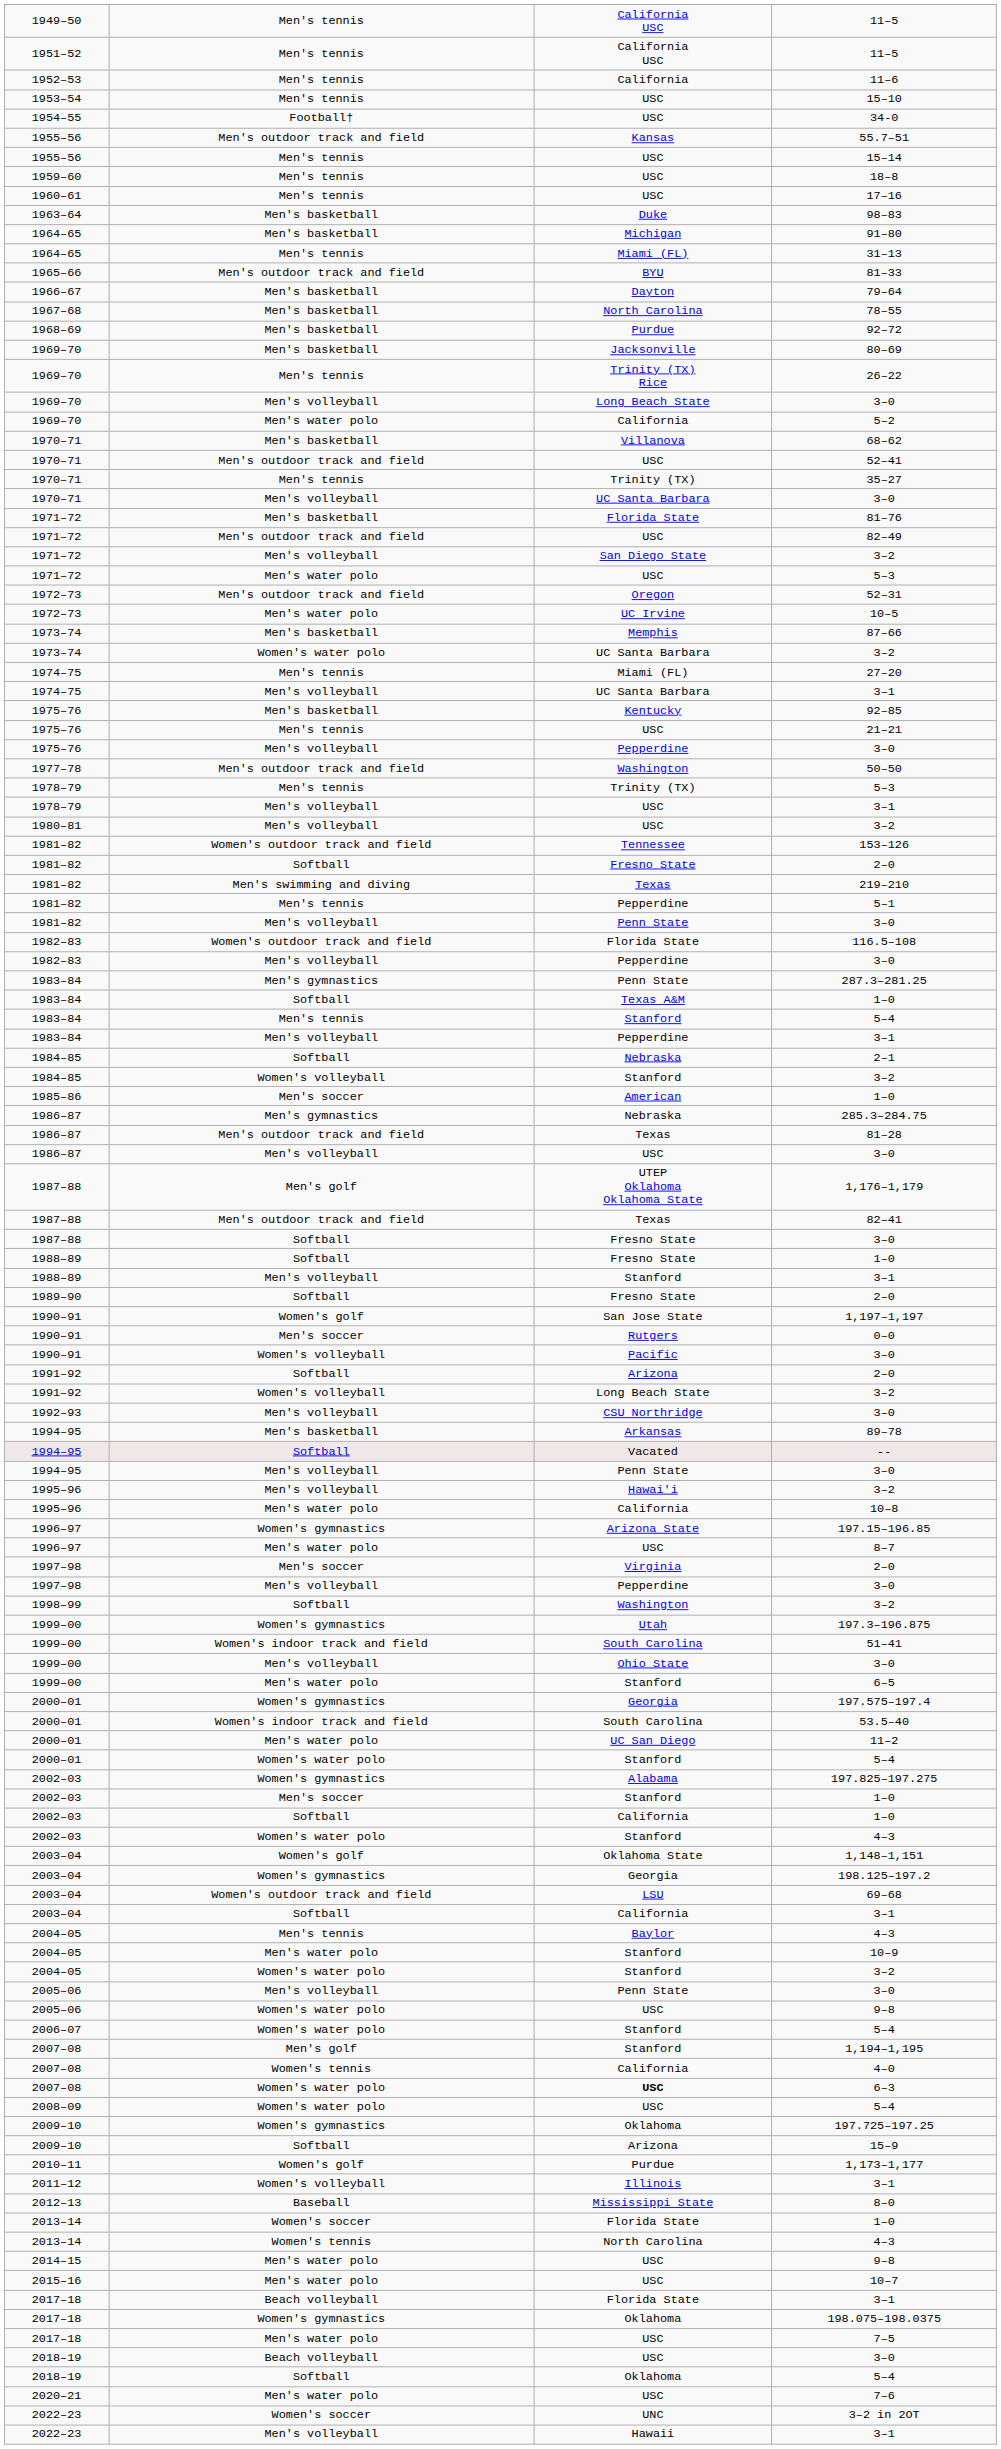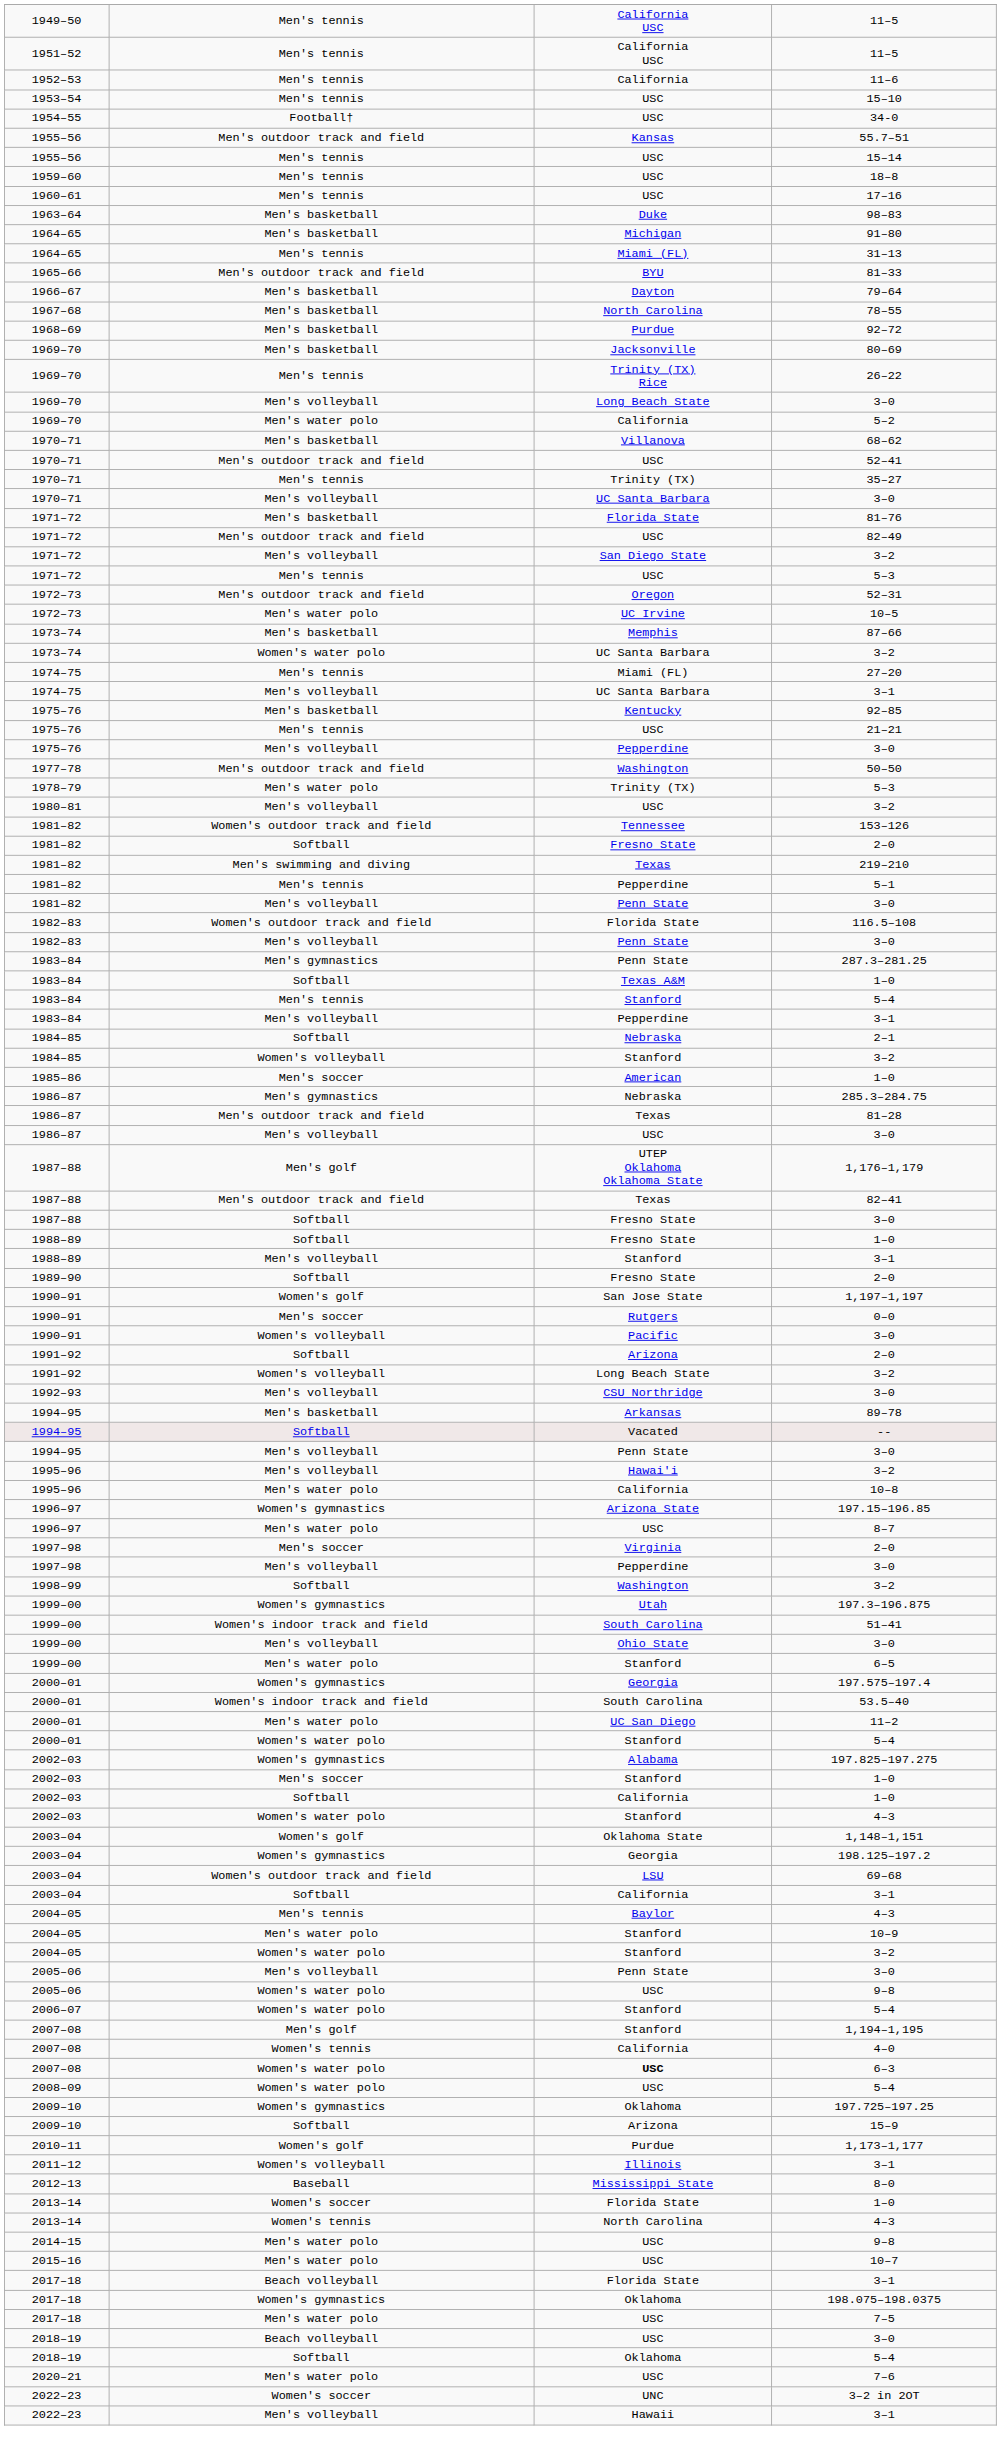(321, 576) Men's water polo -> (321, 576) Men's tennis
(321, 788) Men's tennis -> (321, 788) Men's water polo
- row: (57, 807)
(653, 961) Pepperdine -> (653, 942) Penn State
